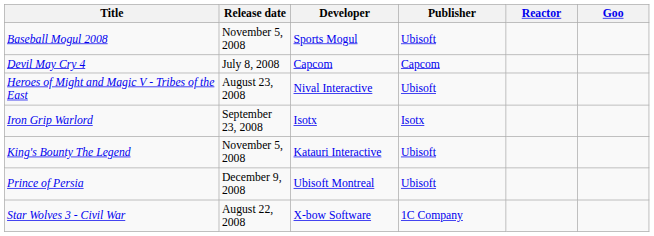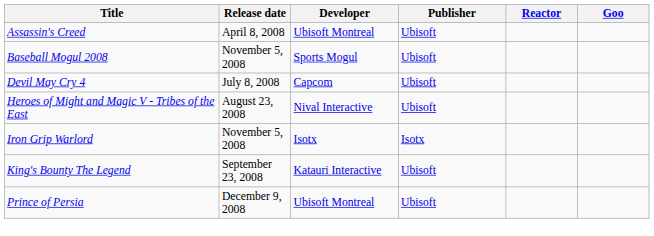+ row: (46, 32)
(420, 63) Capcom -> (418, 82) Ubisoft
(247, 120) September 23, 2008 -> (252, 139) November 5, 2008
(252, 152) November 5, 2008 -> (247, 170) September 23, 2008
- row: (66, 215)
